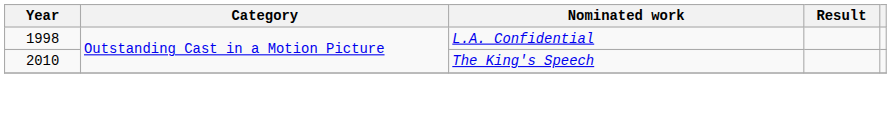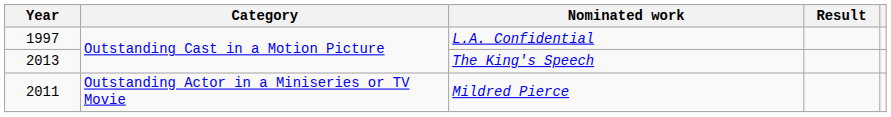(43, 39) 1998 -> (43, 39) 1997
(43, 61) 2010 -> (43, 61) 2013
+ row: (511, 92)
